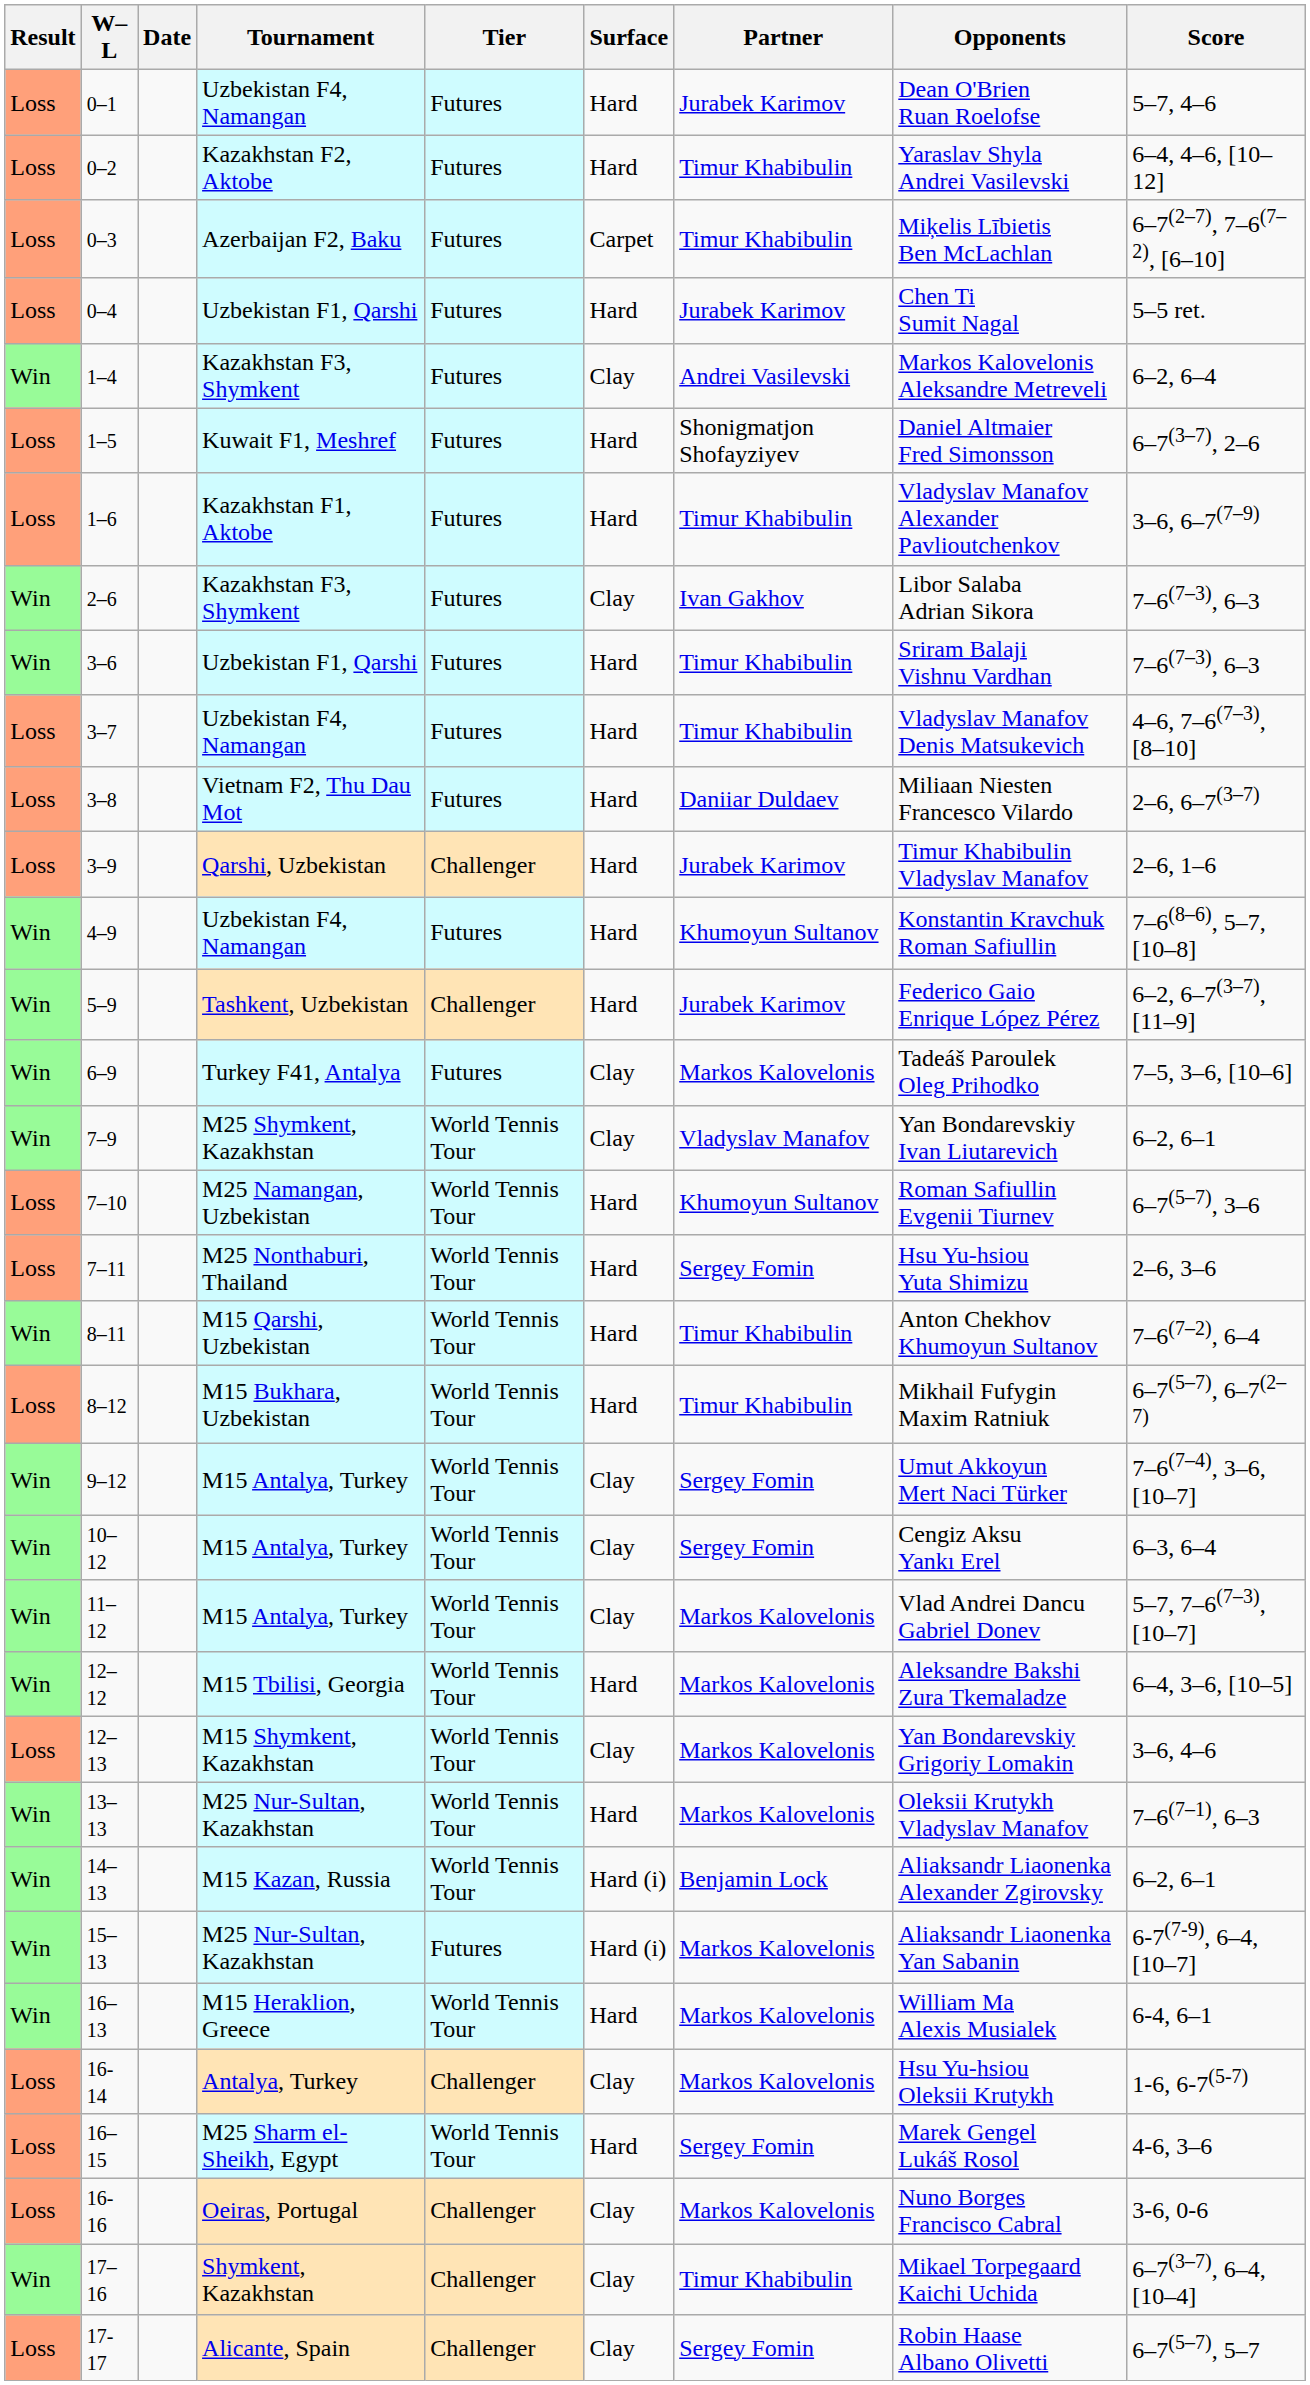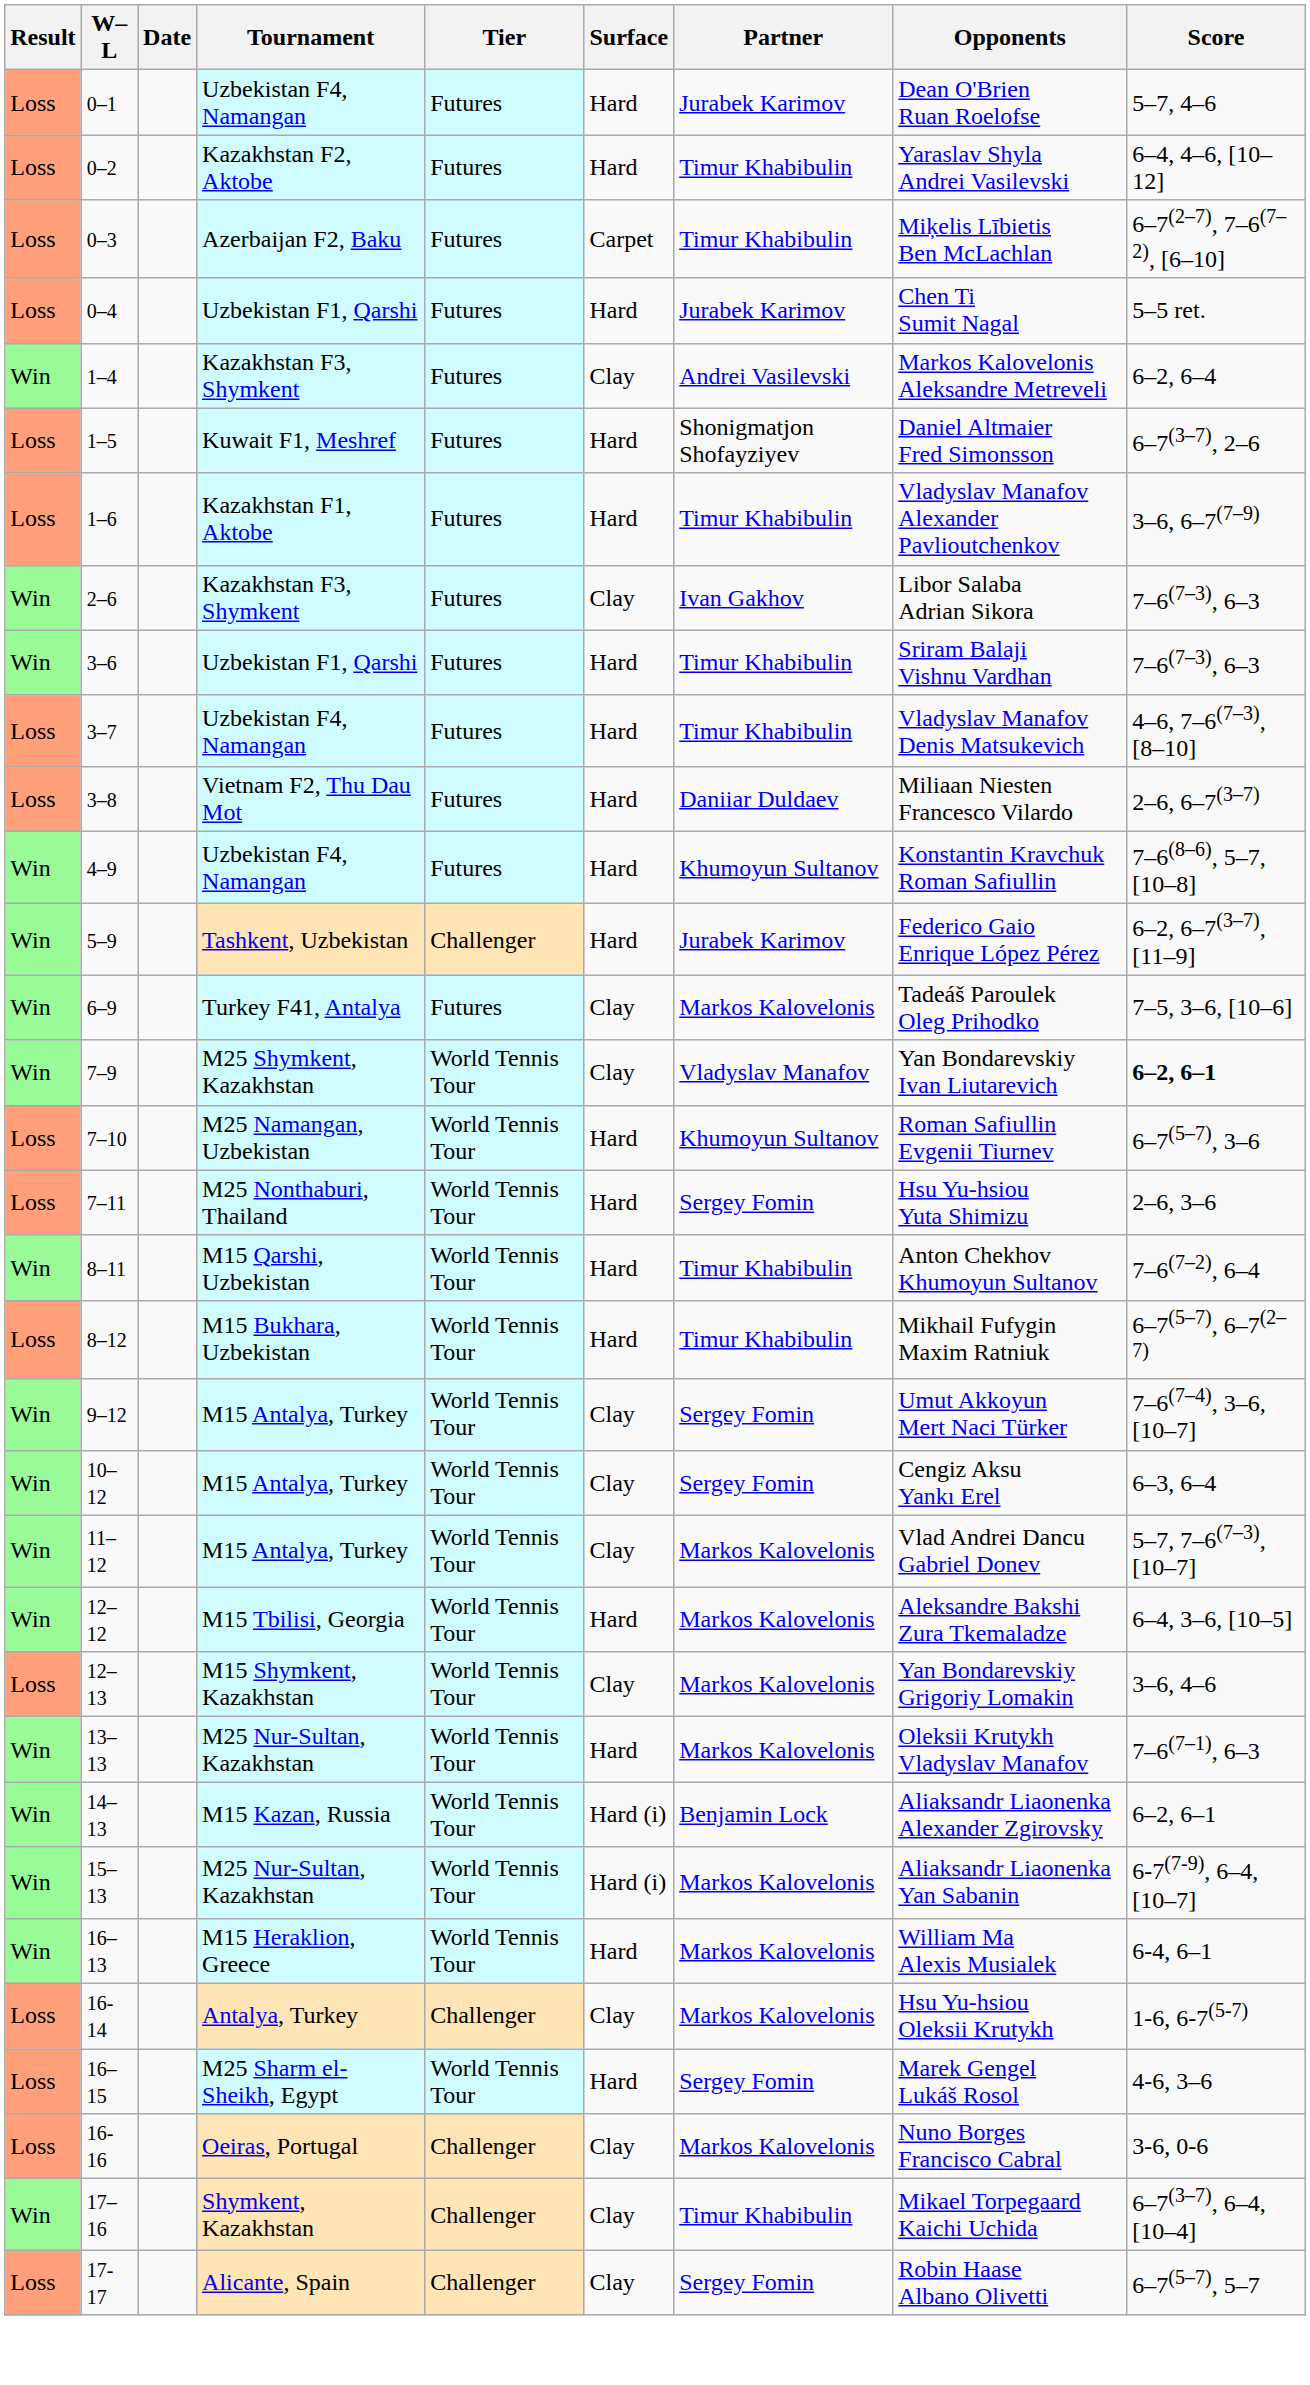- row: (102, 865)
(1174, 1137) normal -> (1174, 1072) bold
(466, 1947) Futures -> (494, 1882) World Tennis Tour
